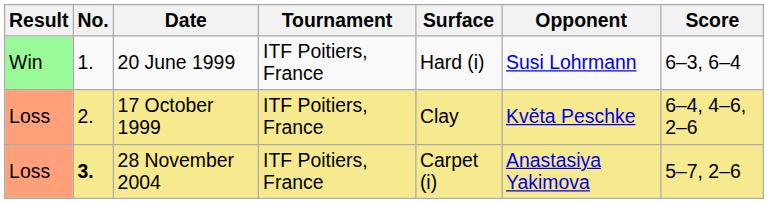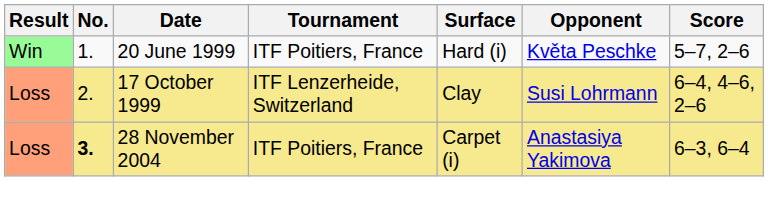(571, 62) Susi Lohrmann -> (592, 51) Květa Peschke
(703, 62) 6–3, 6–4 -> (712, 51) 5–7, 2–6
(315, 116) ITF Poitiers, France -> (326, 93) ITF Lenzerheide, Switzerland
(571, 116) Květa Peschke -> (592, 93) Susi Lohrmann
(703, 170) 5–7, 2–6 -> (712, 147) 6–3, 6–4
